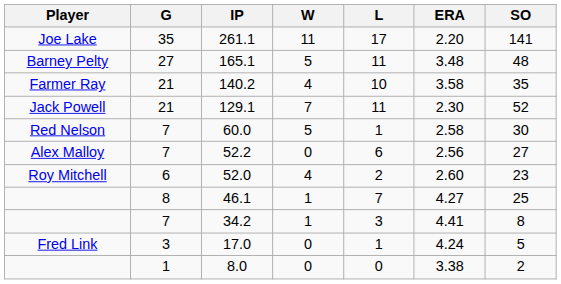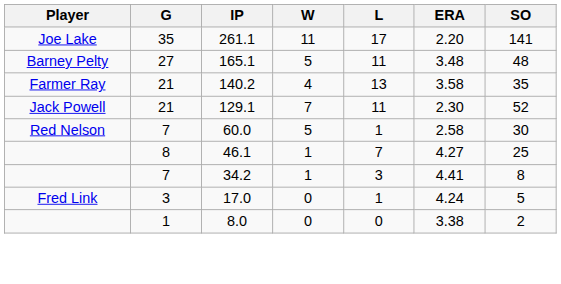(379, 84) 10 -> (379, 84) 13
- row: (237, 152)
- row: (237, 175)
